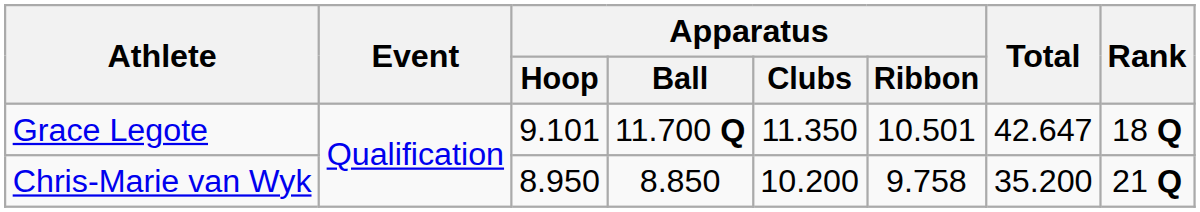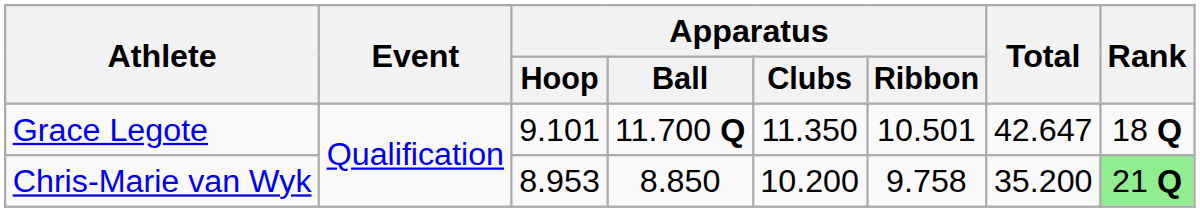(560, 181) 8.950 -> (560, 181) 8.953
(1147, 181) no background -> (1147, 181) lightgreen background
